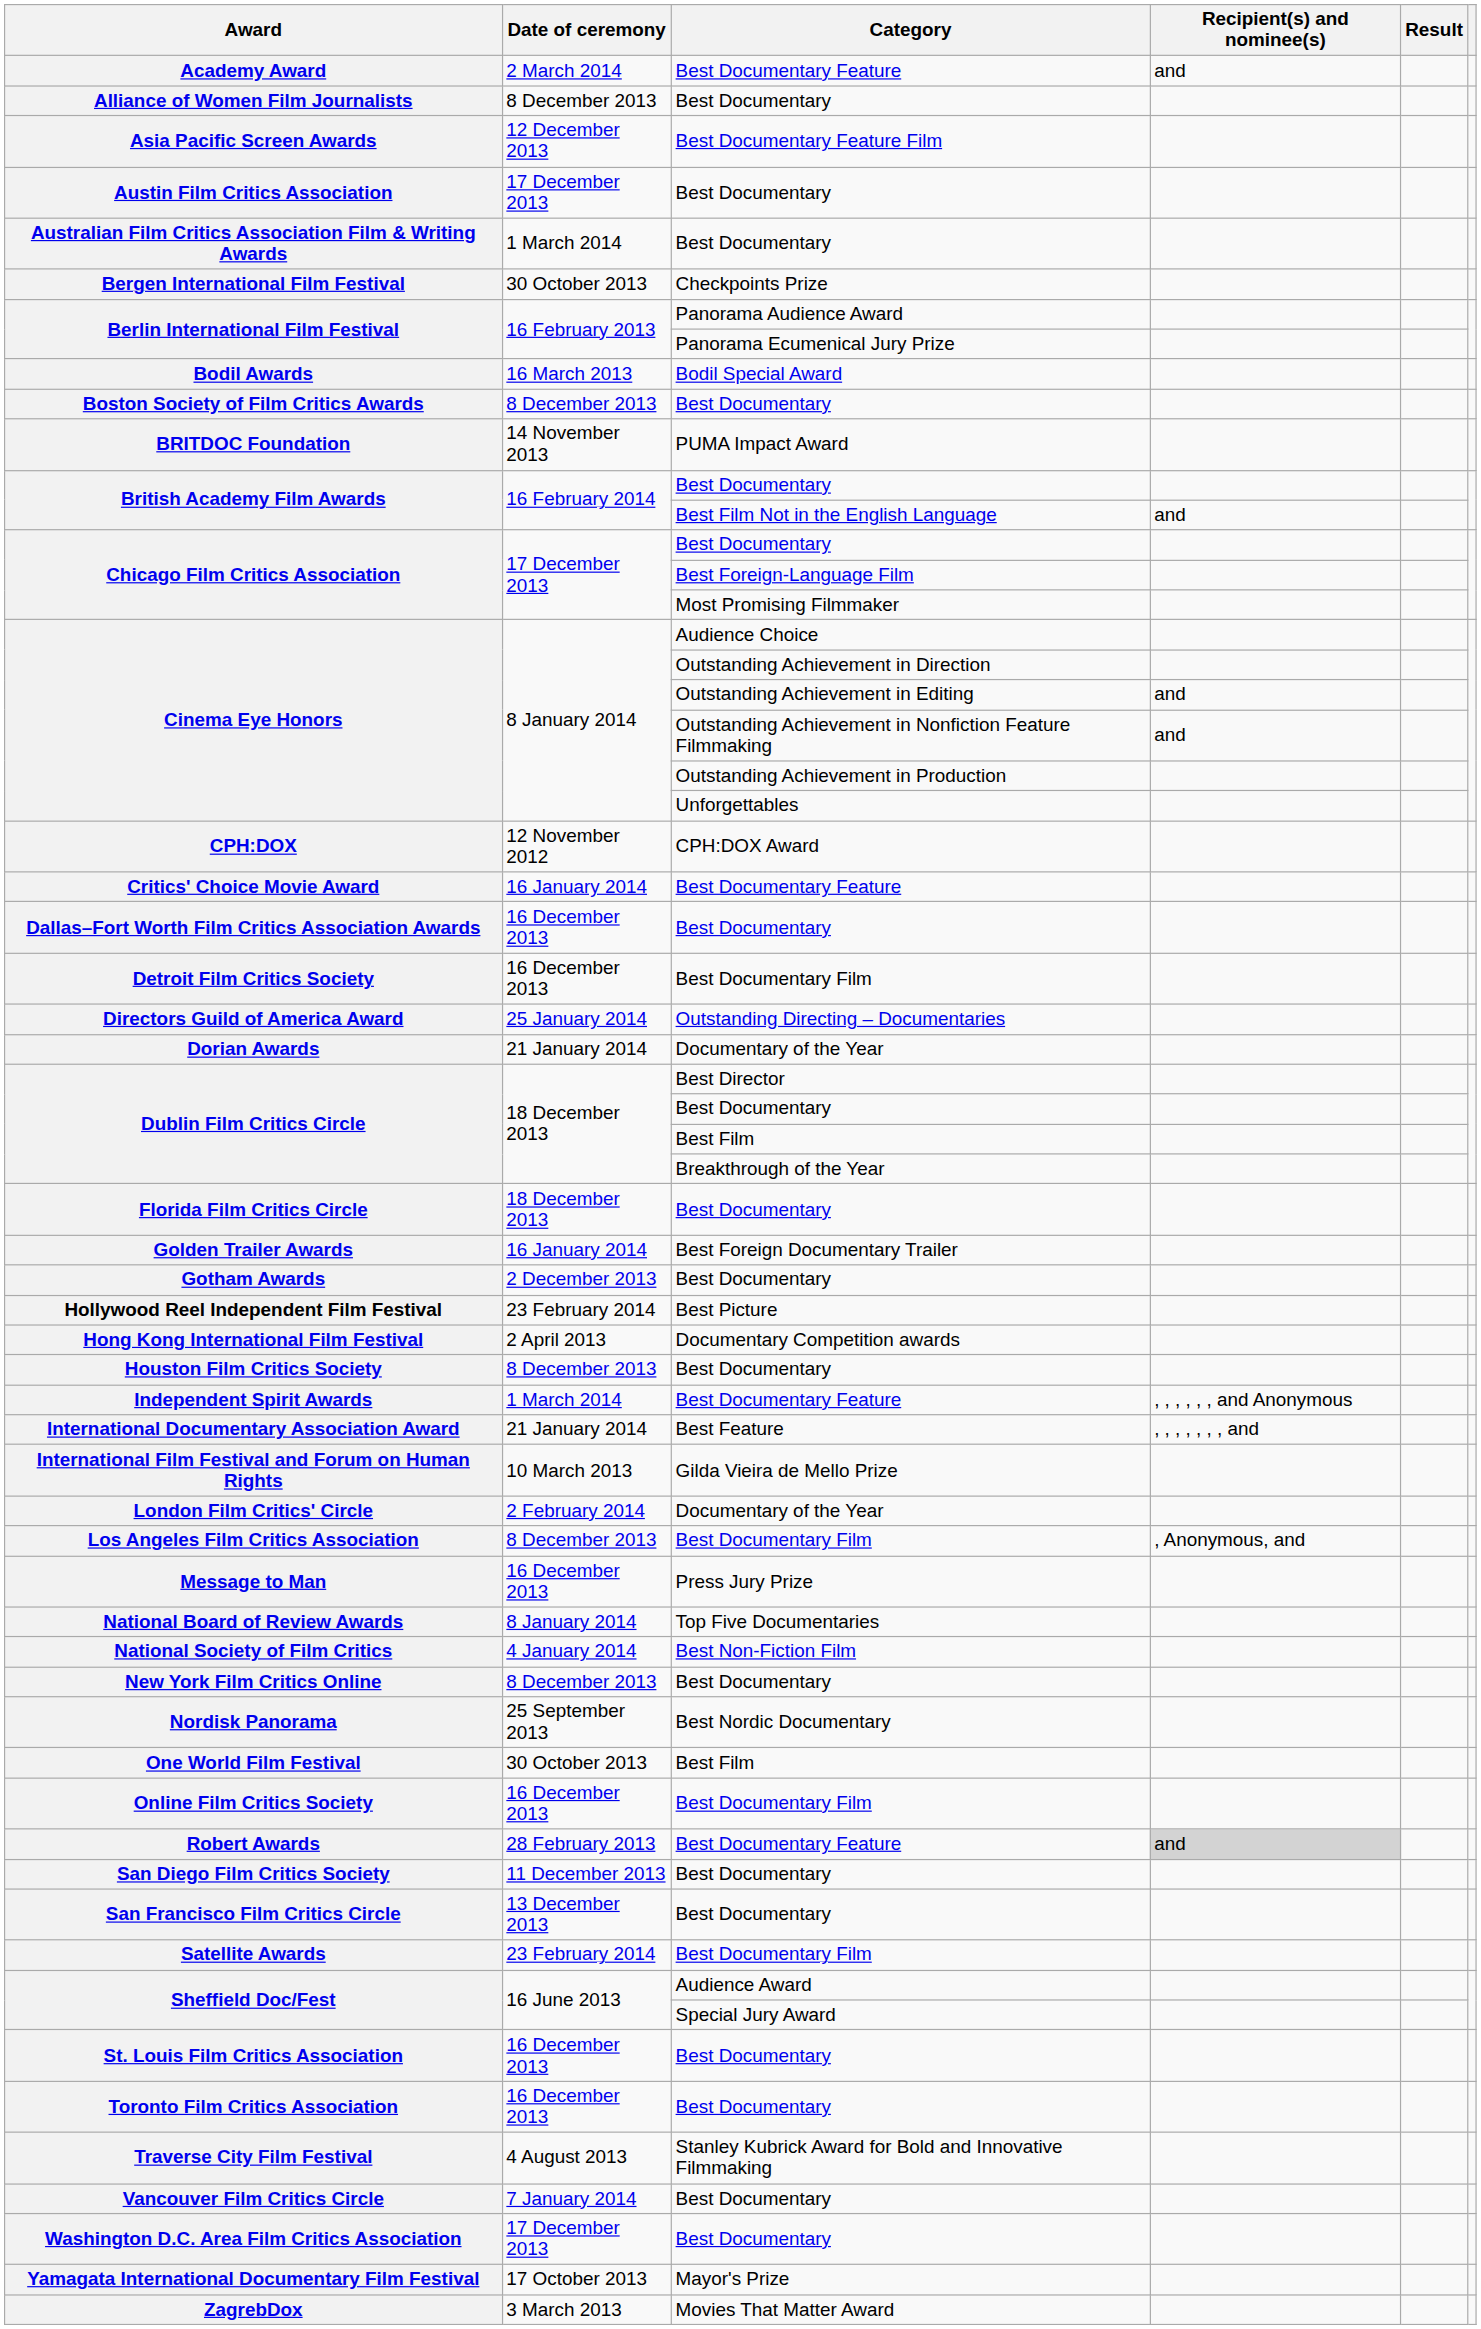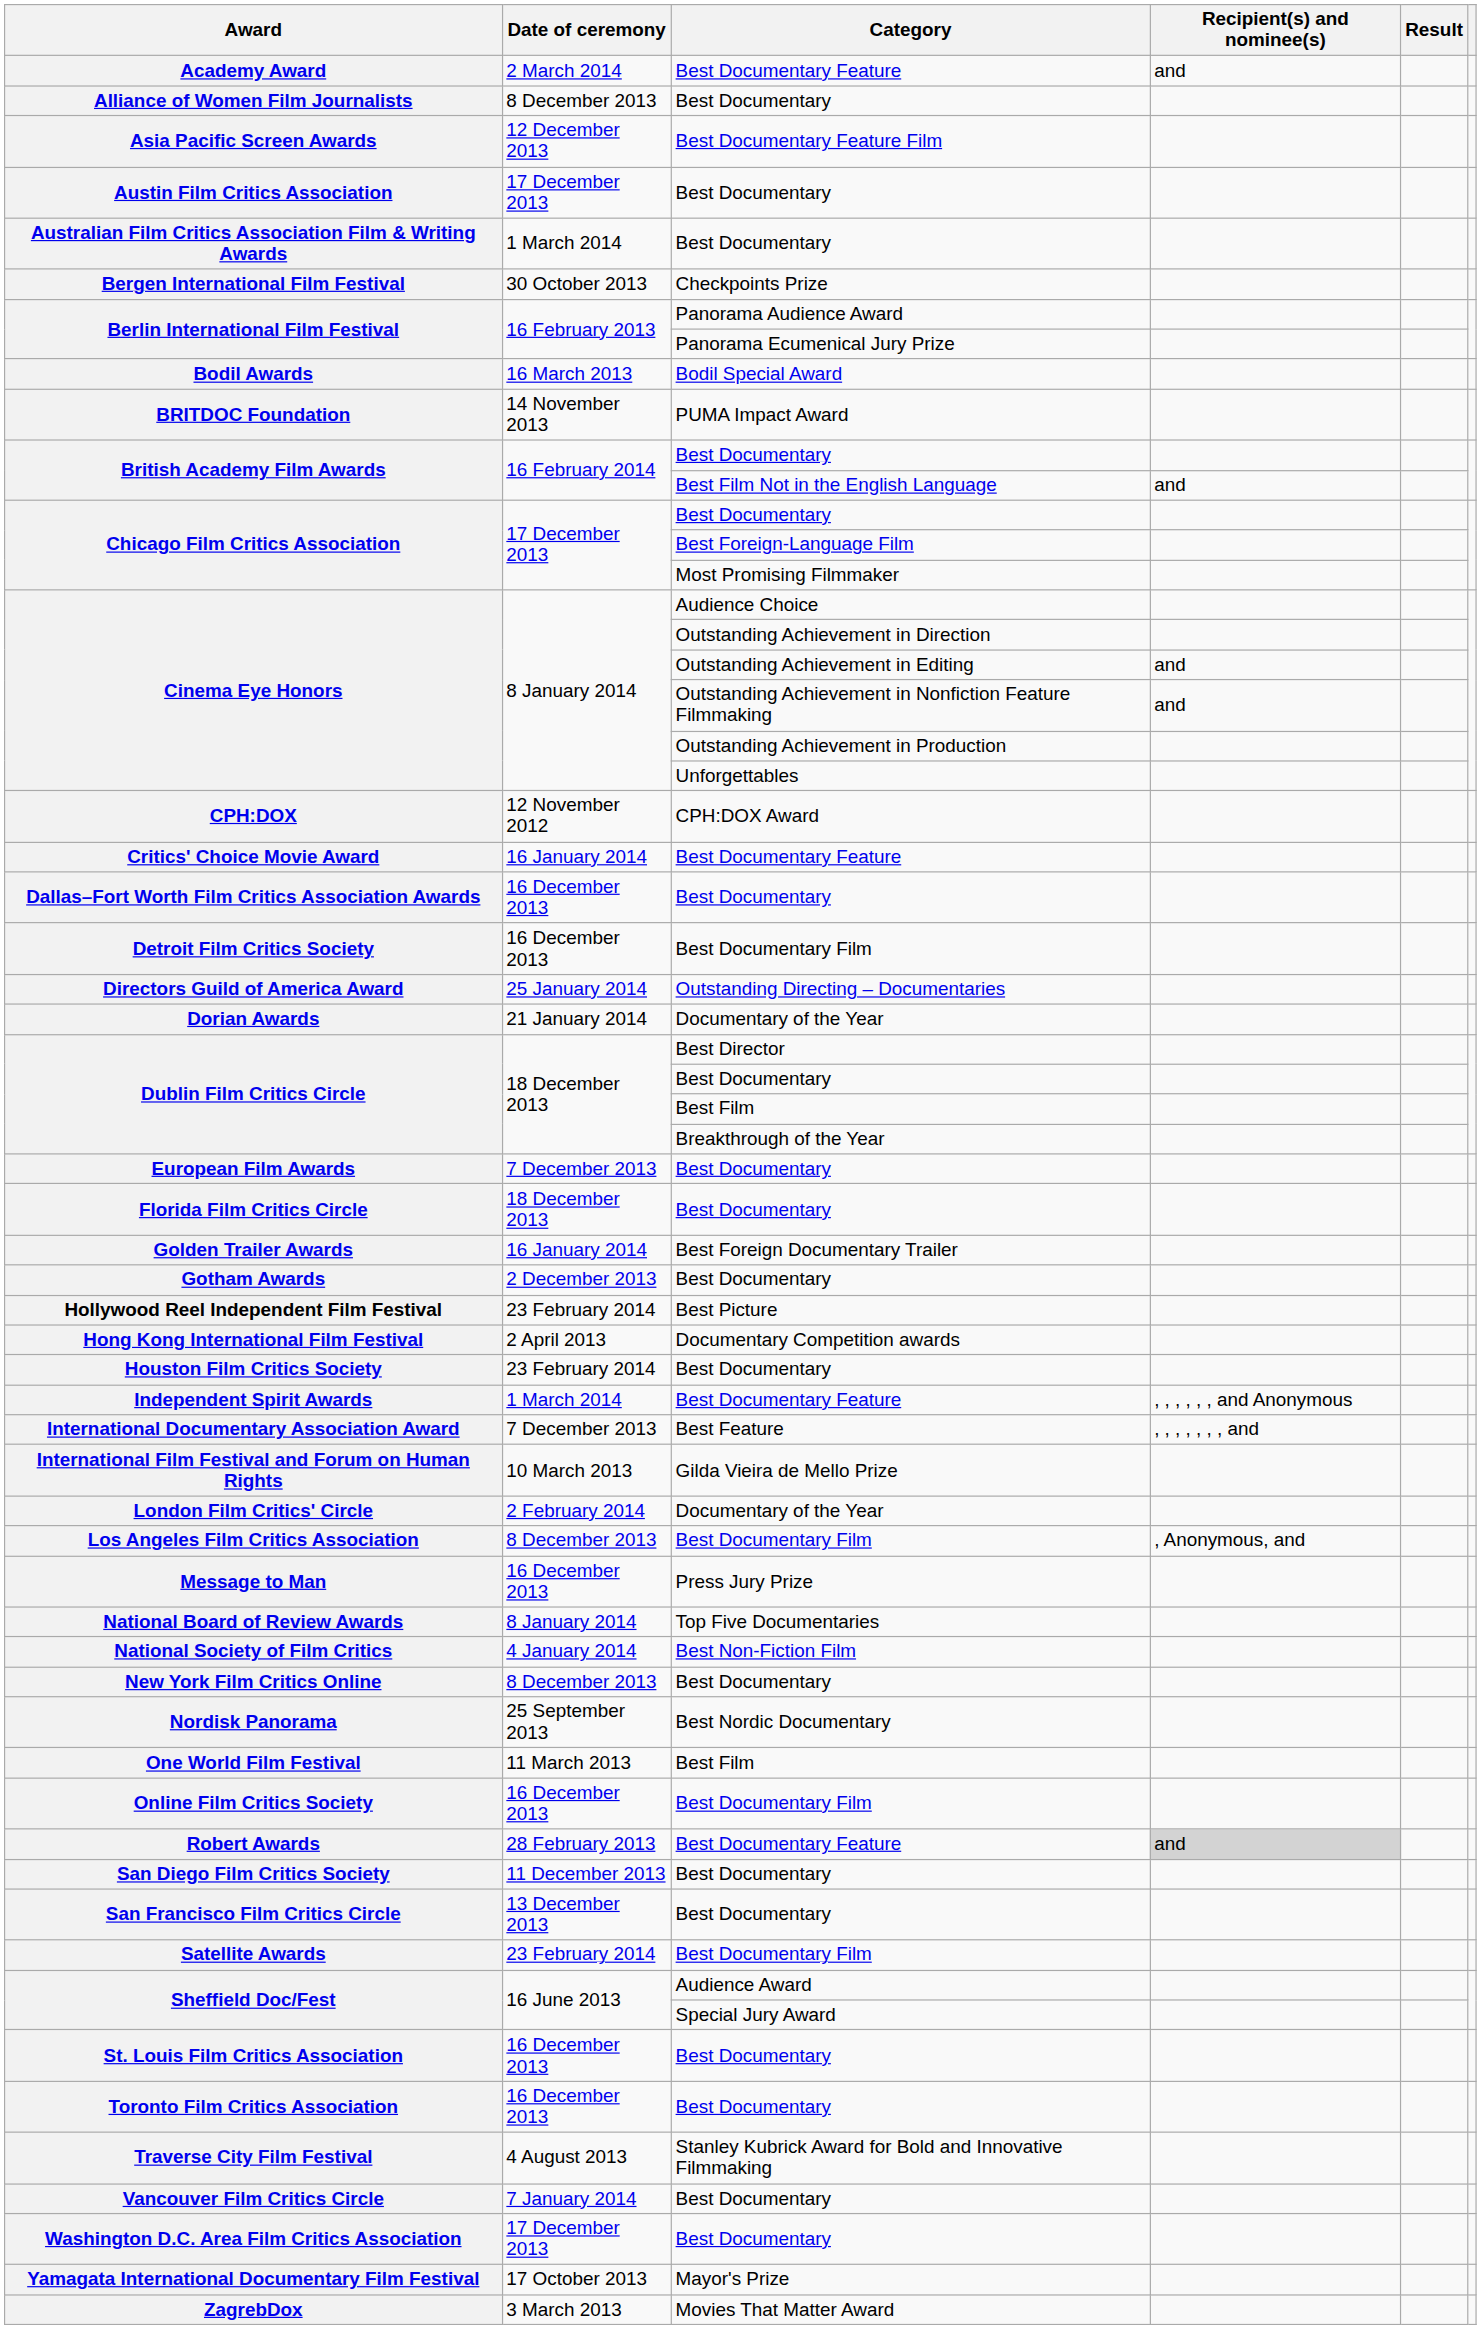- row: (253, 403)
+ row: (253, 1168)
(581, 1369) 8 December 2013 -> (581, 1369) 23 February 2014
(577, 1429) 21 January 2014 -> (581, 1429) 7 December 2013
(577, 1762) 30 October 2013 -> (569, 1762) 11 March 2013
